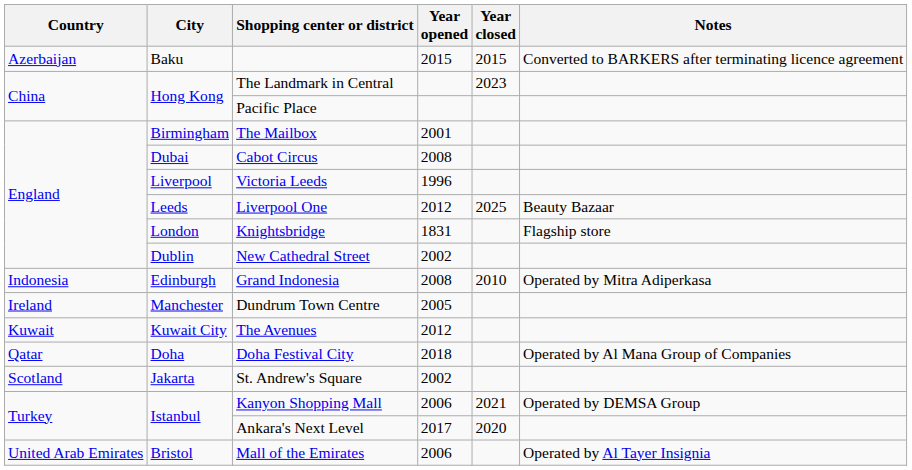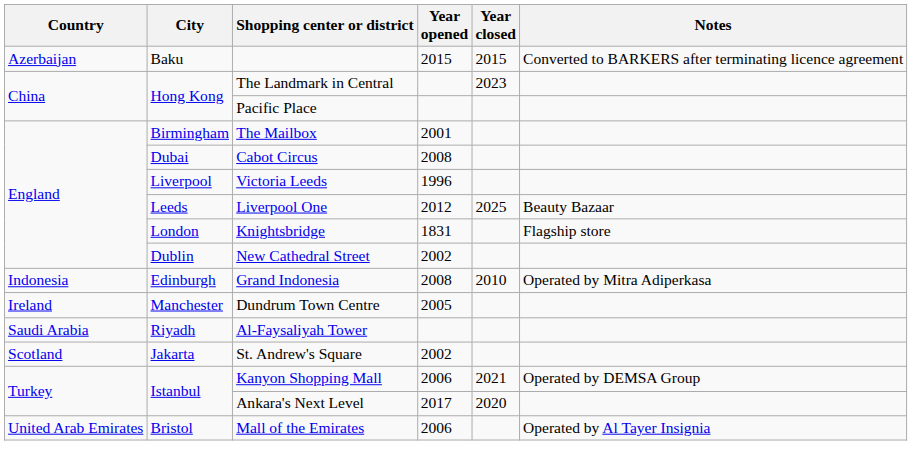- row: (276, 329)
- row: (295, 354)
+ row: (302, 329)
